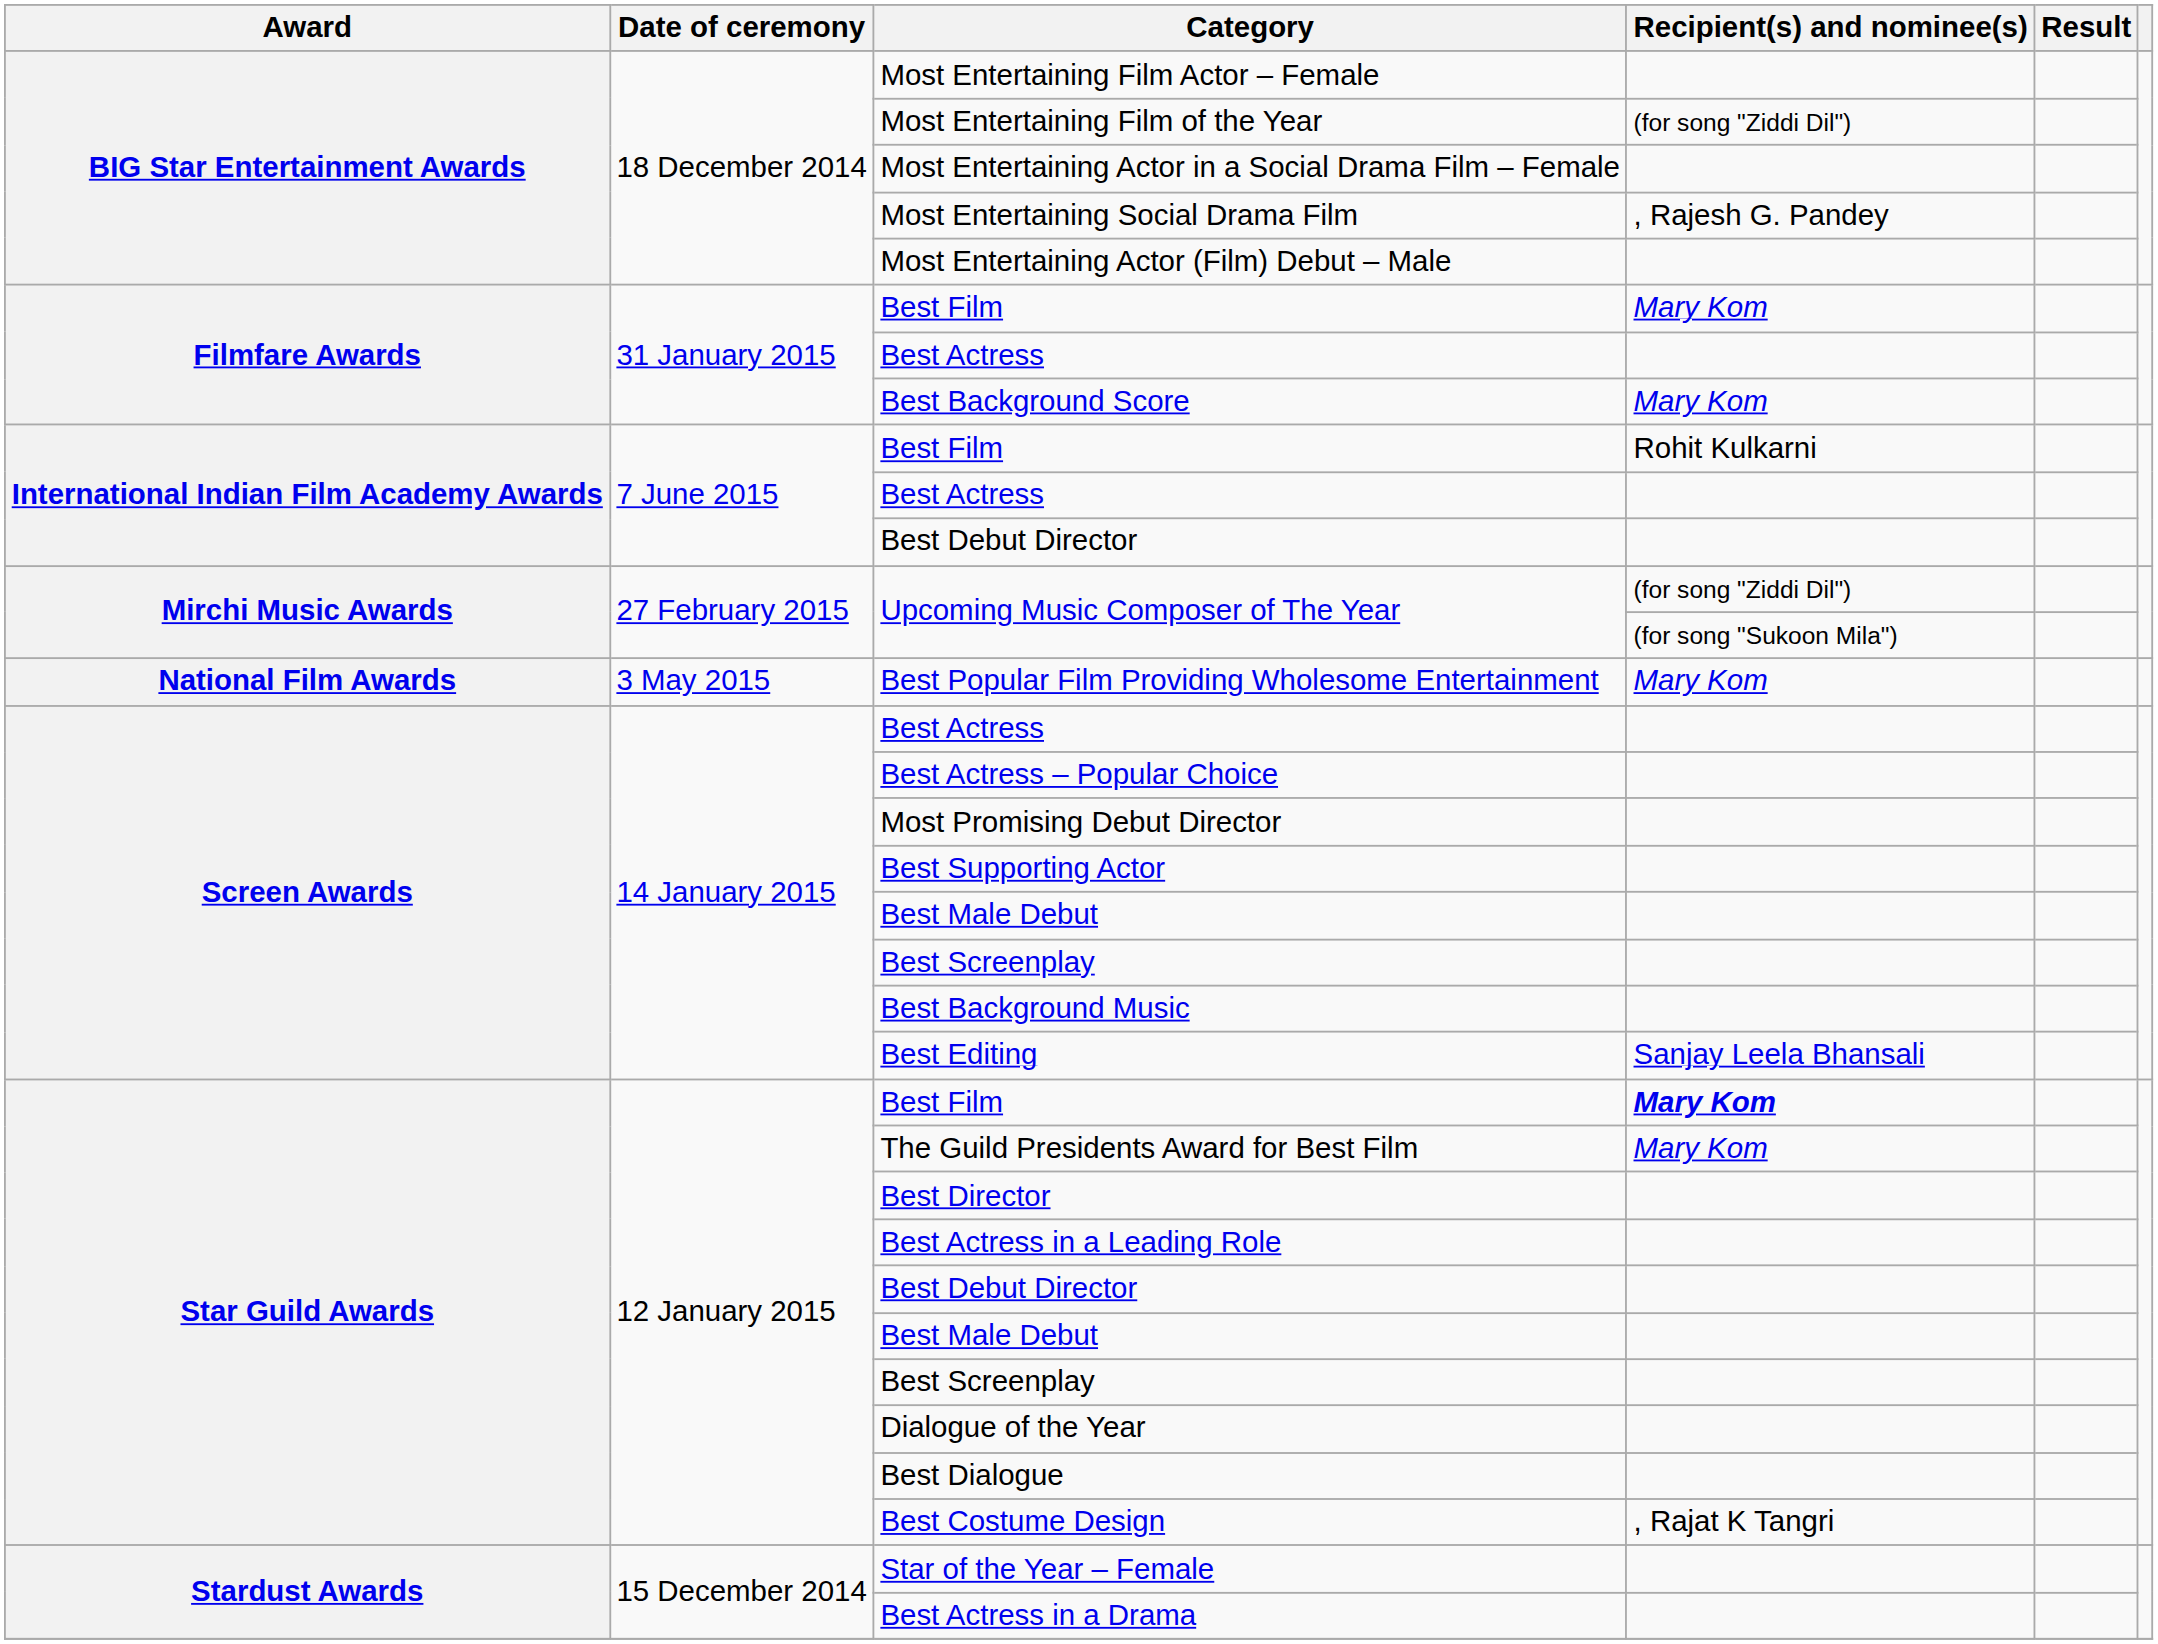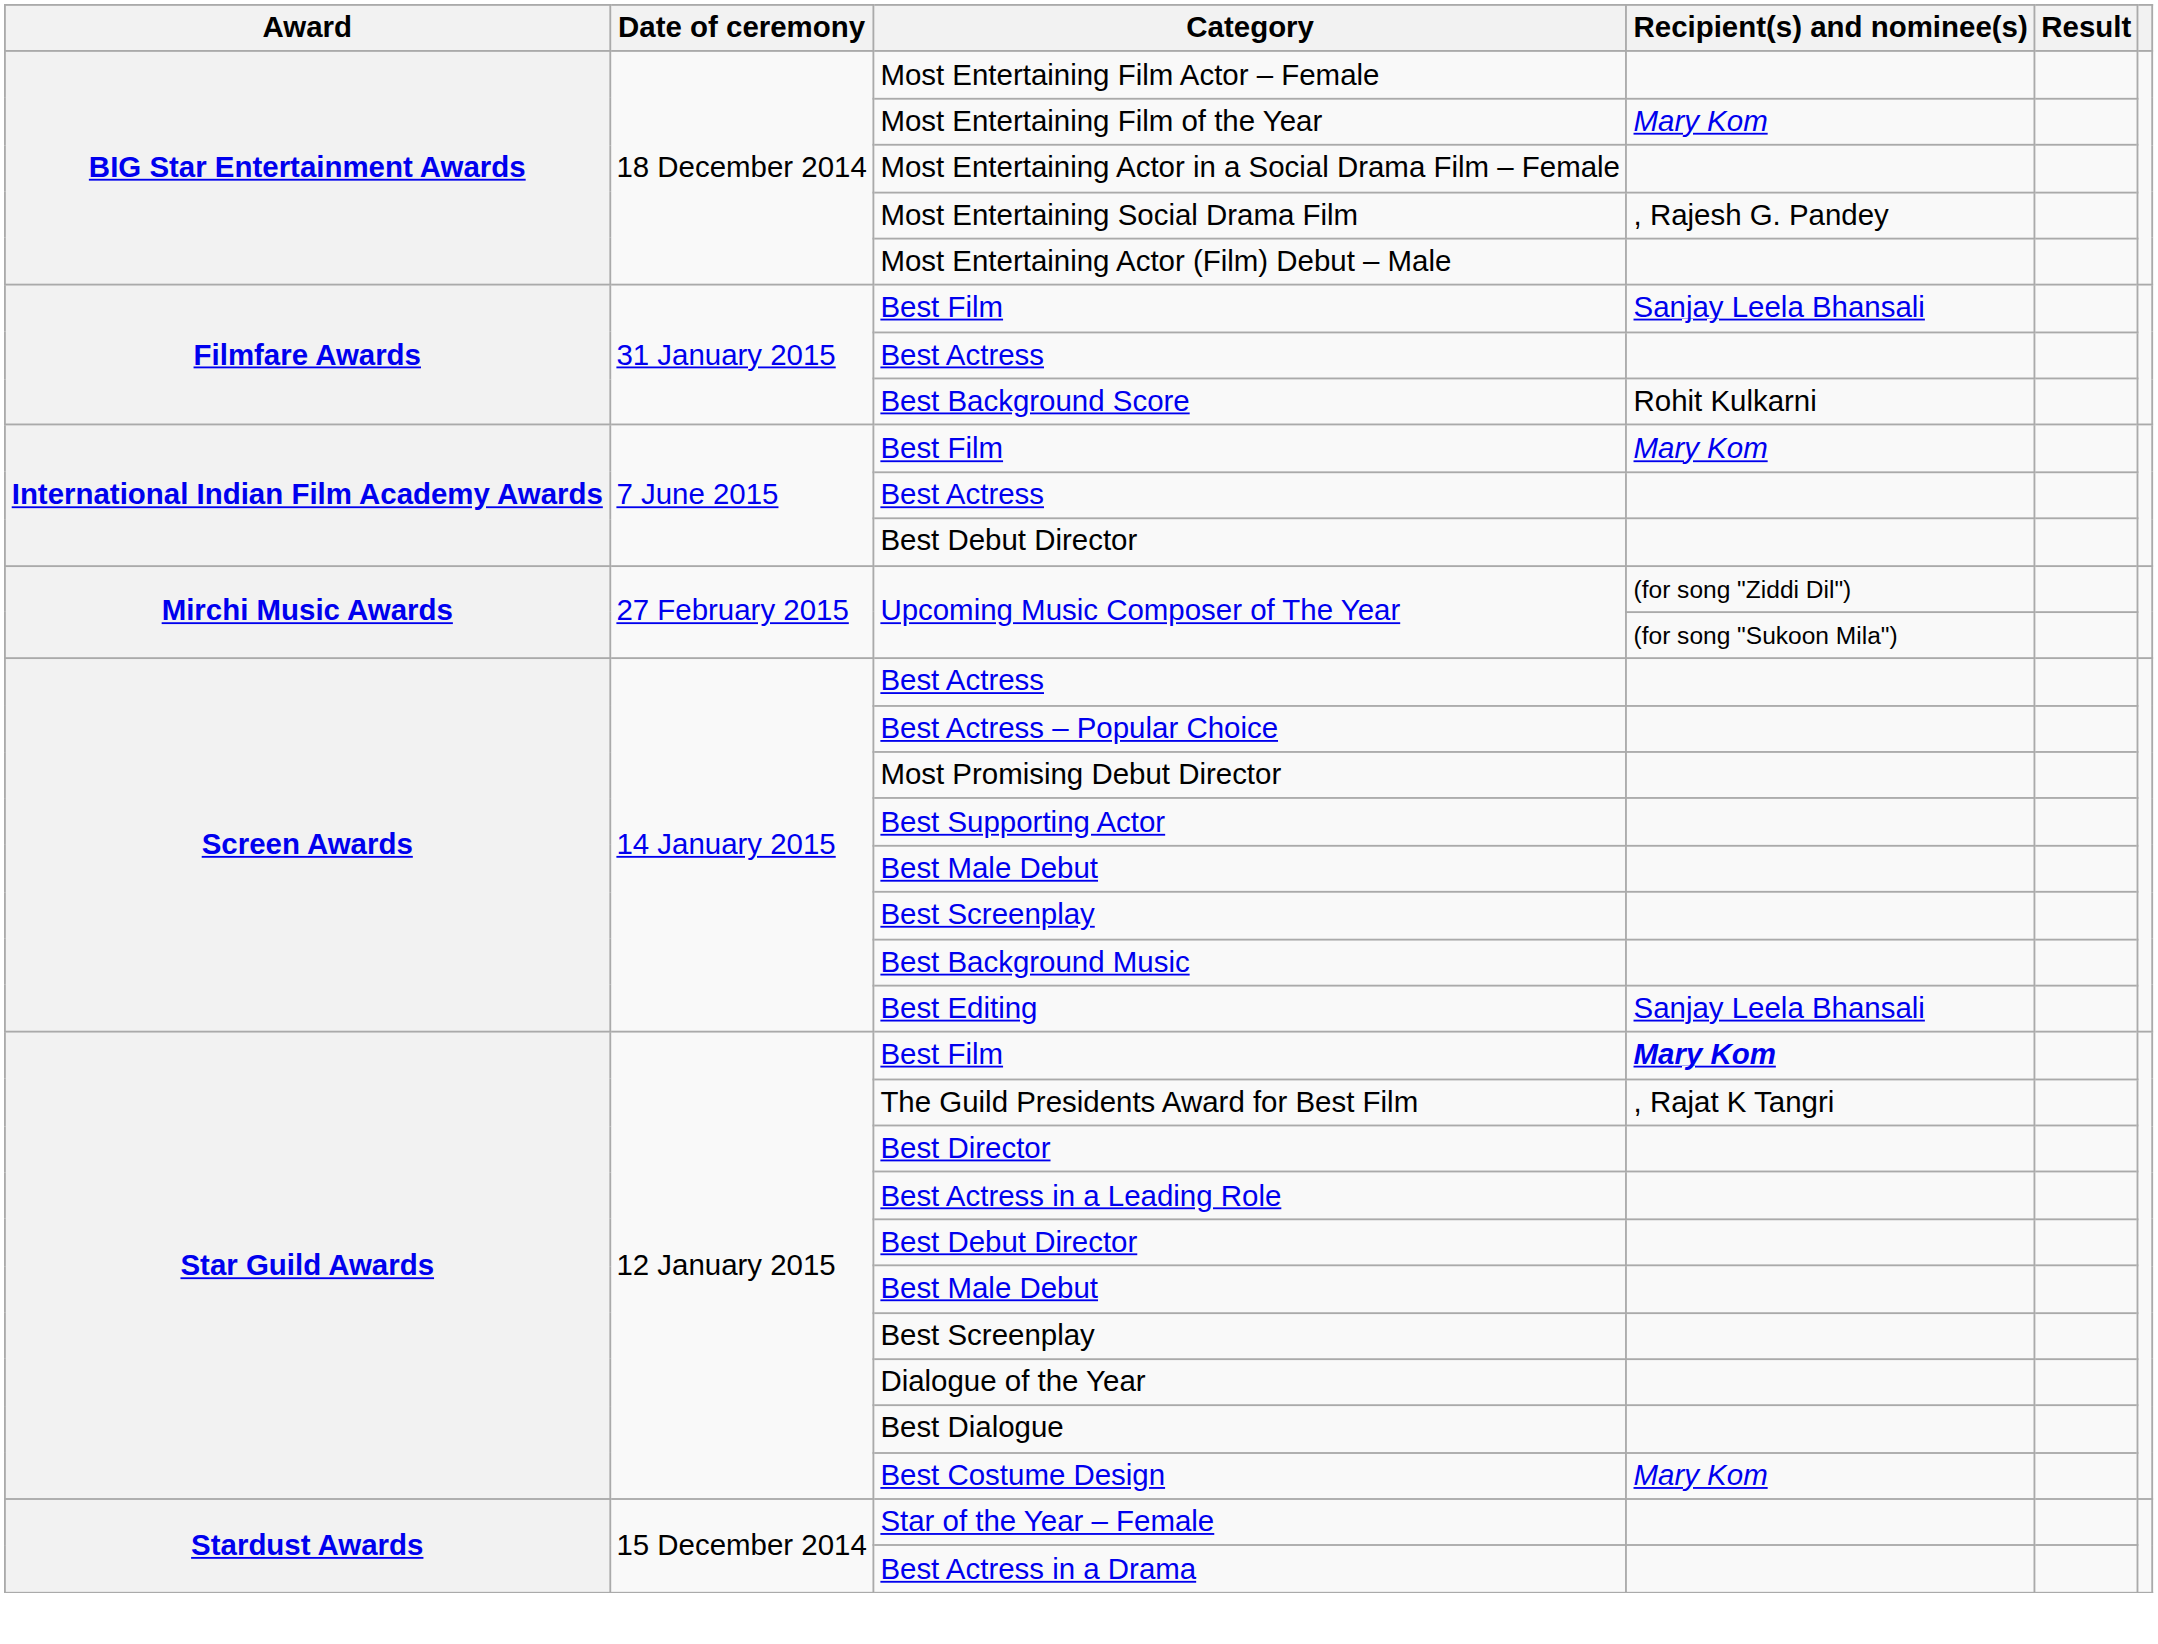(1742, 123) (for song "Ziddi Dil") -> (1701, 121) Mary Kom
(1701, 307) Mary Kom -> (1779, 307) Sanjay Leela Bhansali
(1701, 401) Mary Kom -> (1725, 401) Rohit Kulkarni
(1725, 448) Rohit Kulkarni -> (1701, 448) Mary Kom
- row: (307, 681)
(1701, 1148) Mary Kom -> (1734, 1101) , Rajat K Tangri
(1734, 1521) , Rajat K Tangri -> (1701, 1475) Mary Kom
